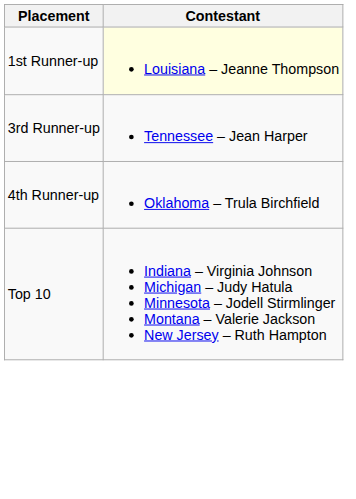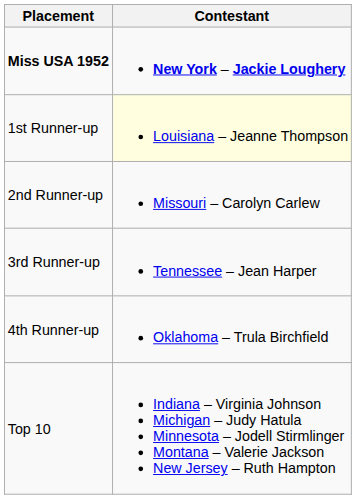+ row: (58, 61)
+ row: (55, 195)
